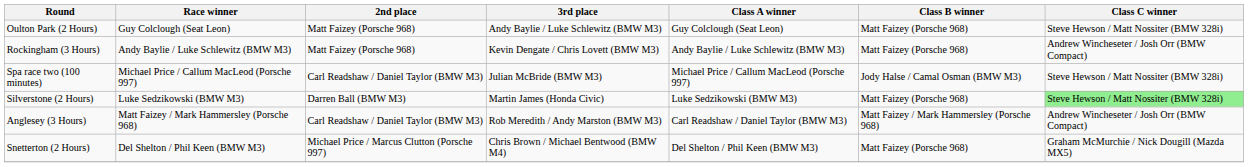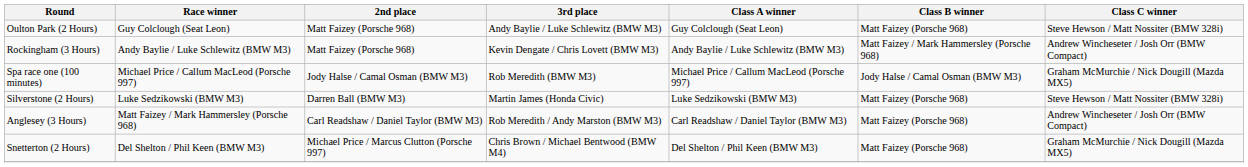(914, 50) Matt Faizey (Porsche 968) -> (945, 50) Matt Faizey / Mark Hammersley (Porsche 968)
+ row: (43, 77)
- row: (43, 77)
(1135, 99) lightgreen background -> (1135, 99) no background
(946, 120) Matt Faizey / Mark Hammersley (Porsche 968) -> (914, 120) Matt Faizey (Porsche 968)
